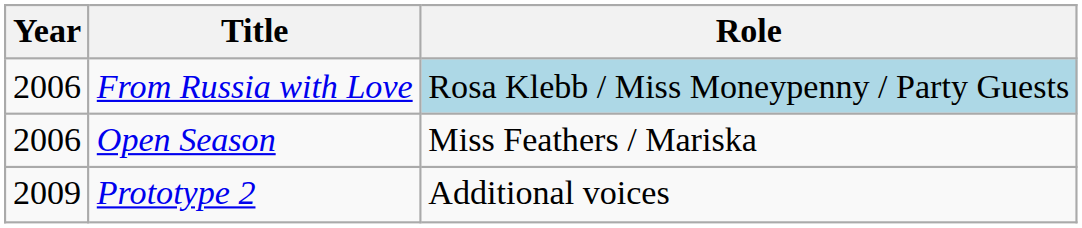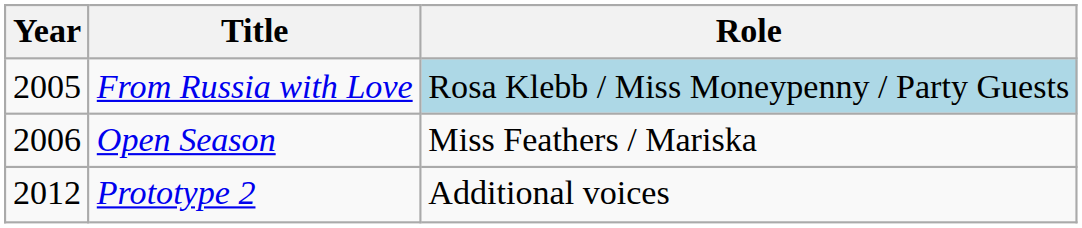(47, 85) 2006 -> (47, 85) 2005
(47, 193) 2009 -> (47, 193) 2012
